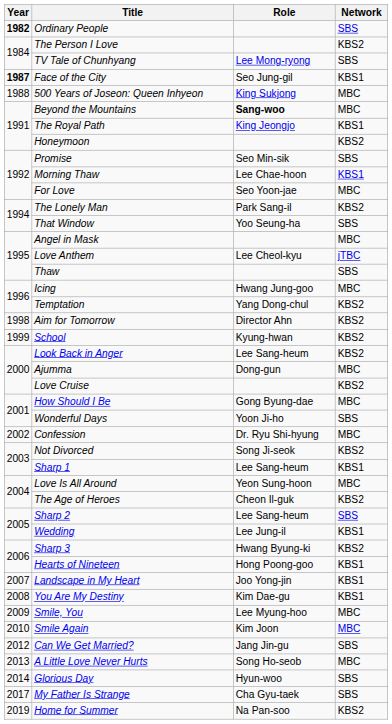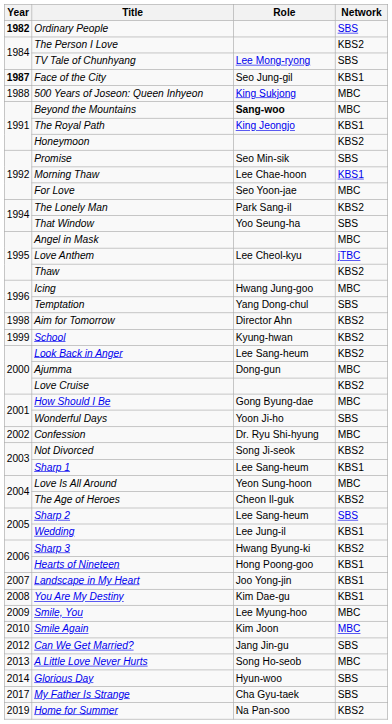(348, 272) SBS -> (351, 272) KBS2
(351, 304) KBS2 -> (348, 304) SBS
